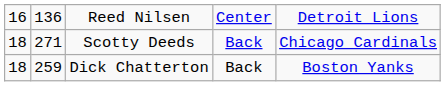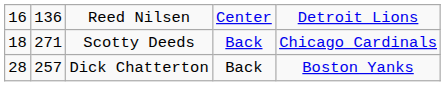(18, 68) 18 -> (18, 68) 28
(48, 68) 259 -> (48, 68) 257
